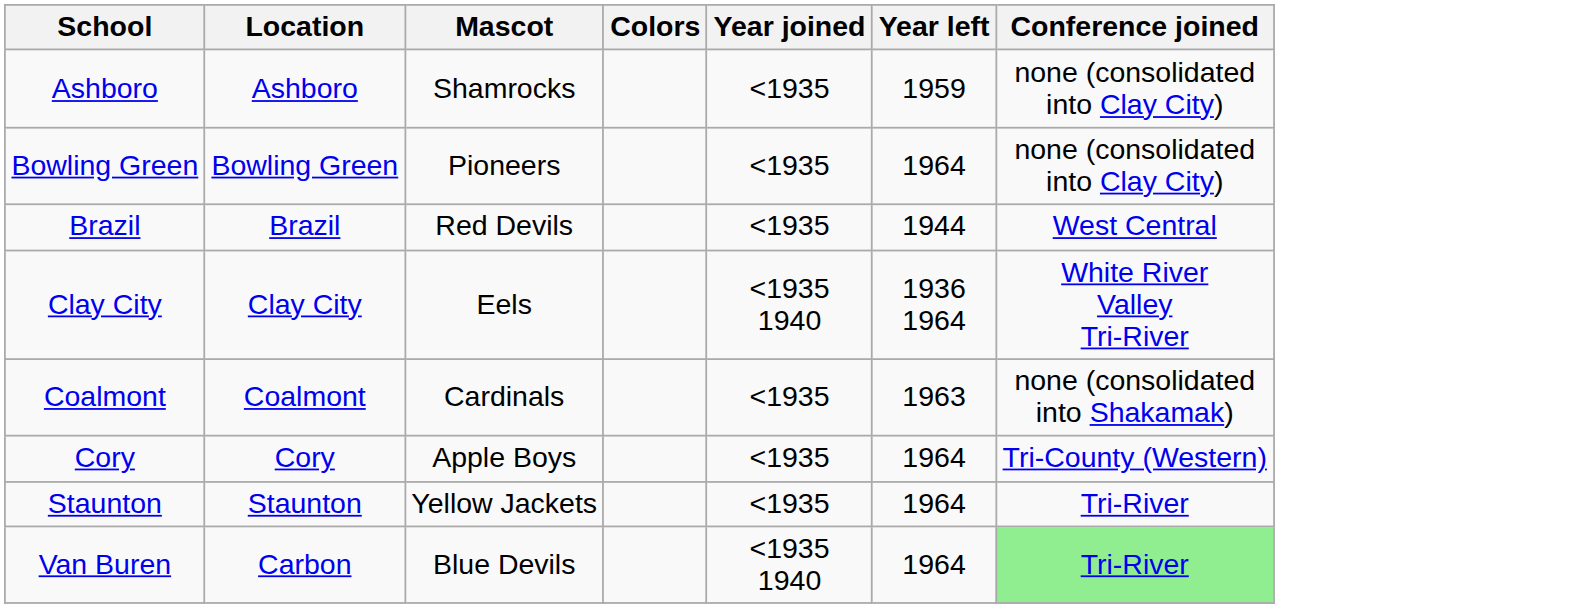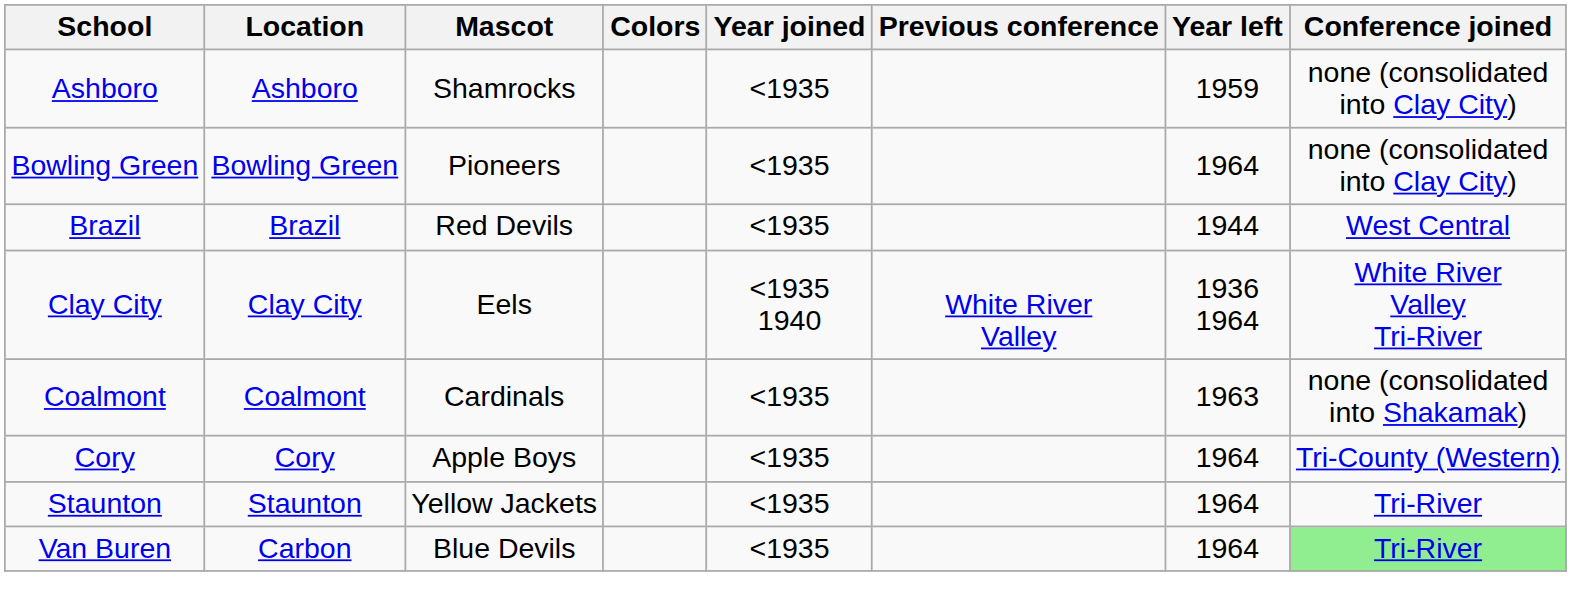+ column: (1019, 27)
(790, 564) <1935 1940 -> (790, 548) <1935
